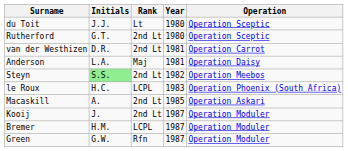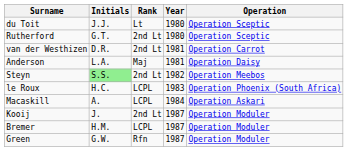(147, 101) 2nd Lt -> (143, 101) LCPL
(175, 101) 1985 -> (175, 101) 1984
